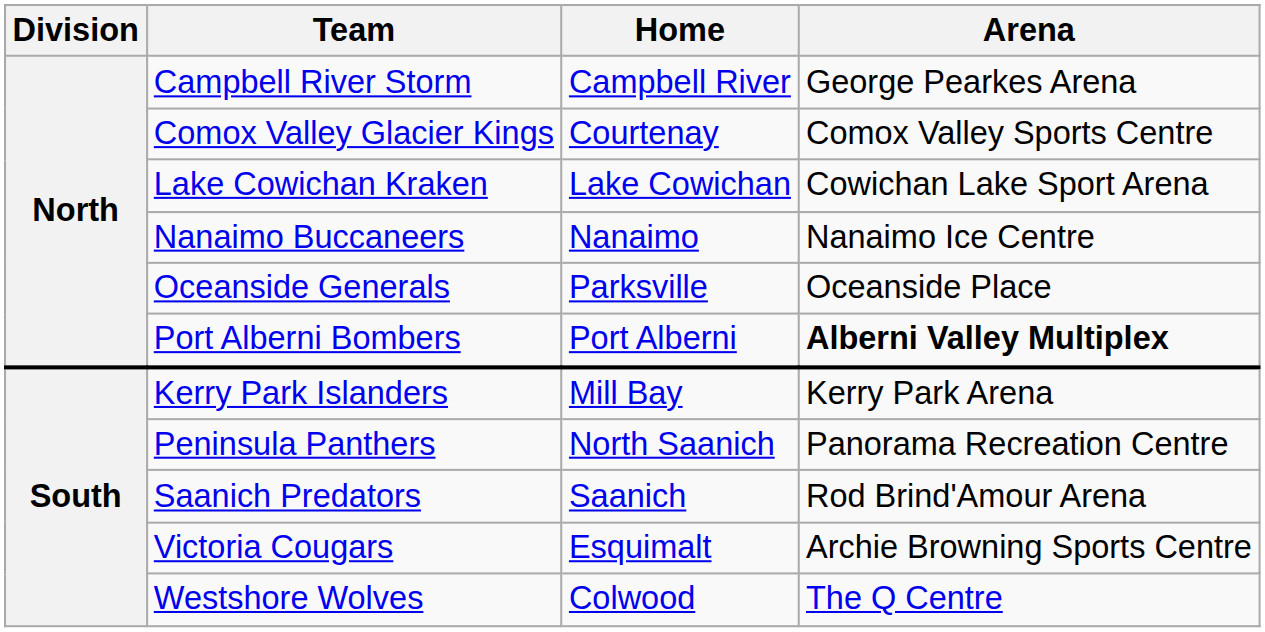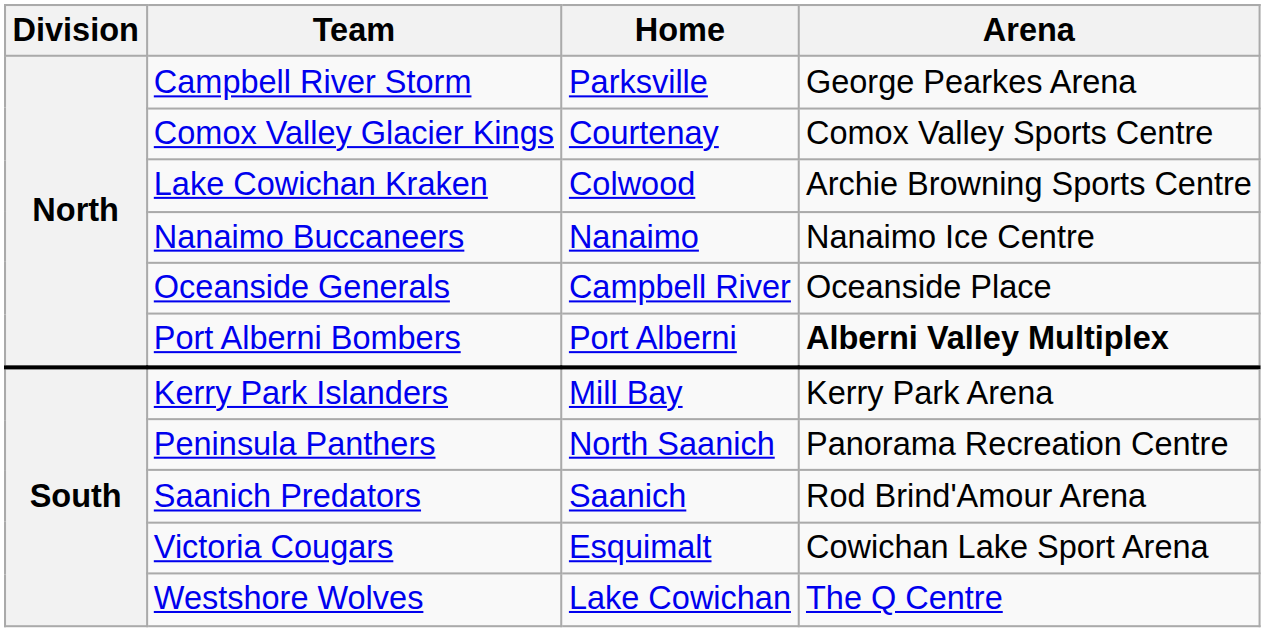(680, 81) Campbell River -> (638, 81) Parksville
(680, 184) Lake Cowichan -> (632, 184) Colwood
(1007, 184) Cowichan Lake Sport Arena -> (1029, 184) Archie Browning Sports Centre
(638, 287) Parksville -> (680, 287) Campbell River
(1029, 547) Archie Browning Sports Centre -> (1007, 547) Cowichan Lake Sport Arena
(632, 598) Colwood -> (680, 598) Lake Cowichan
